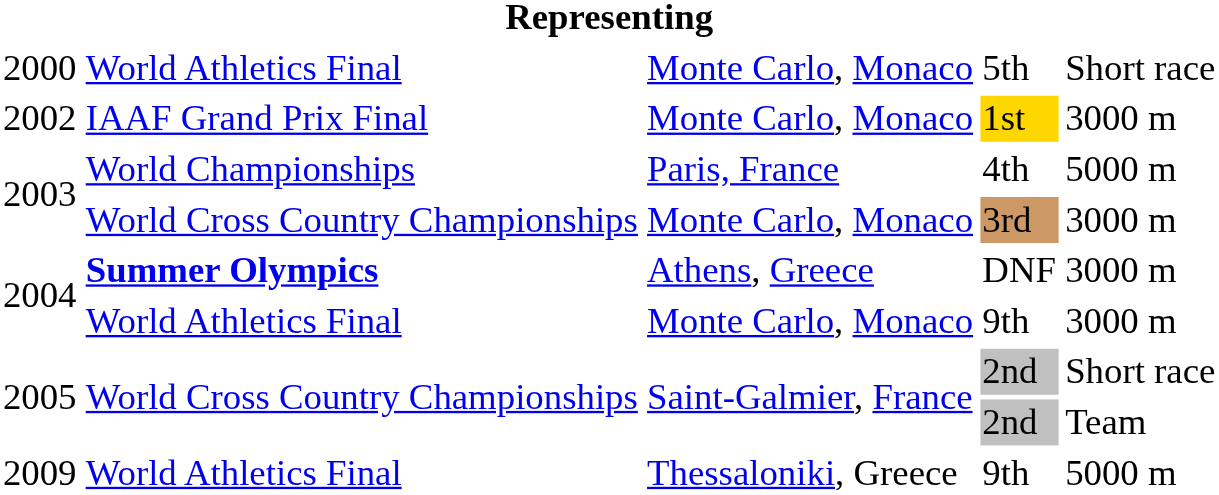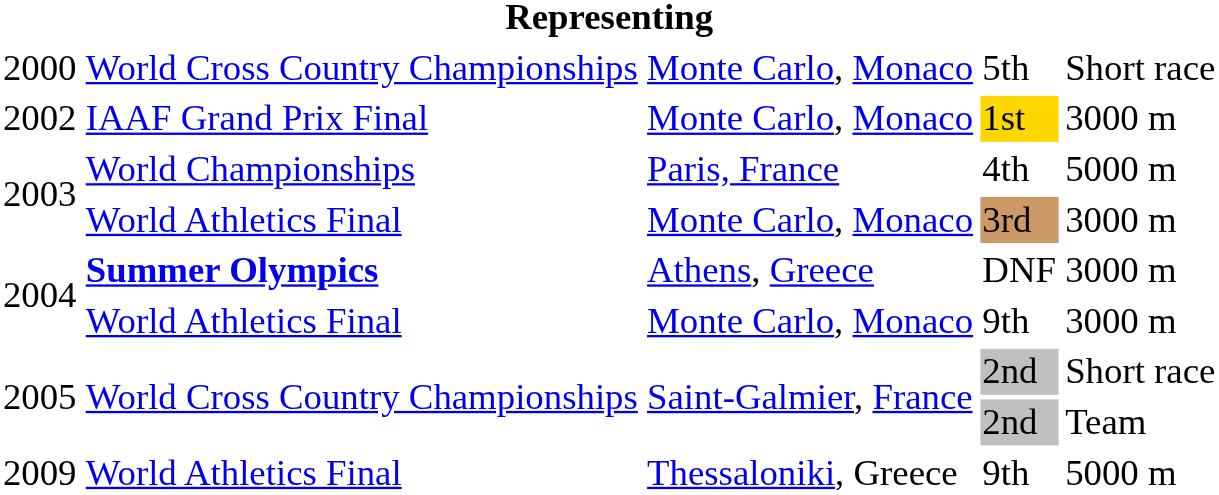(244, 67) World Athletics Final -> (362, 67) World Cross Country Championships
(362, 219) World Cross Country Championships -> (244, 219) World Athletics Final
